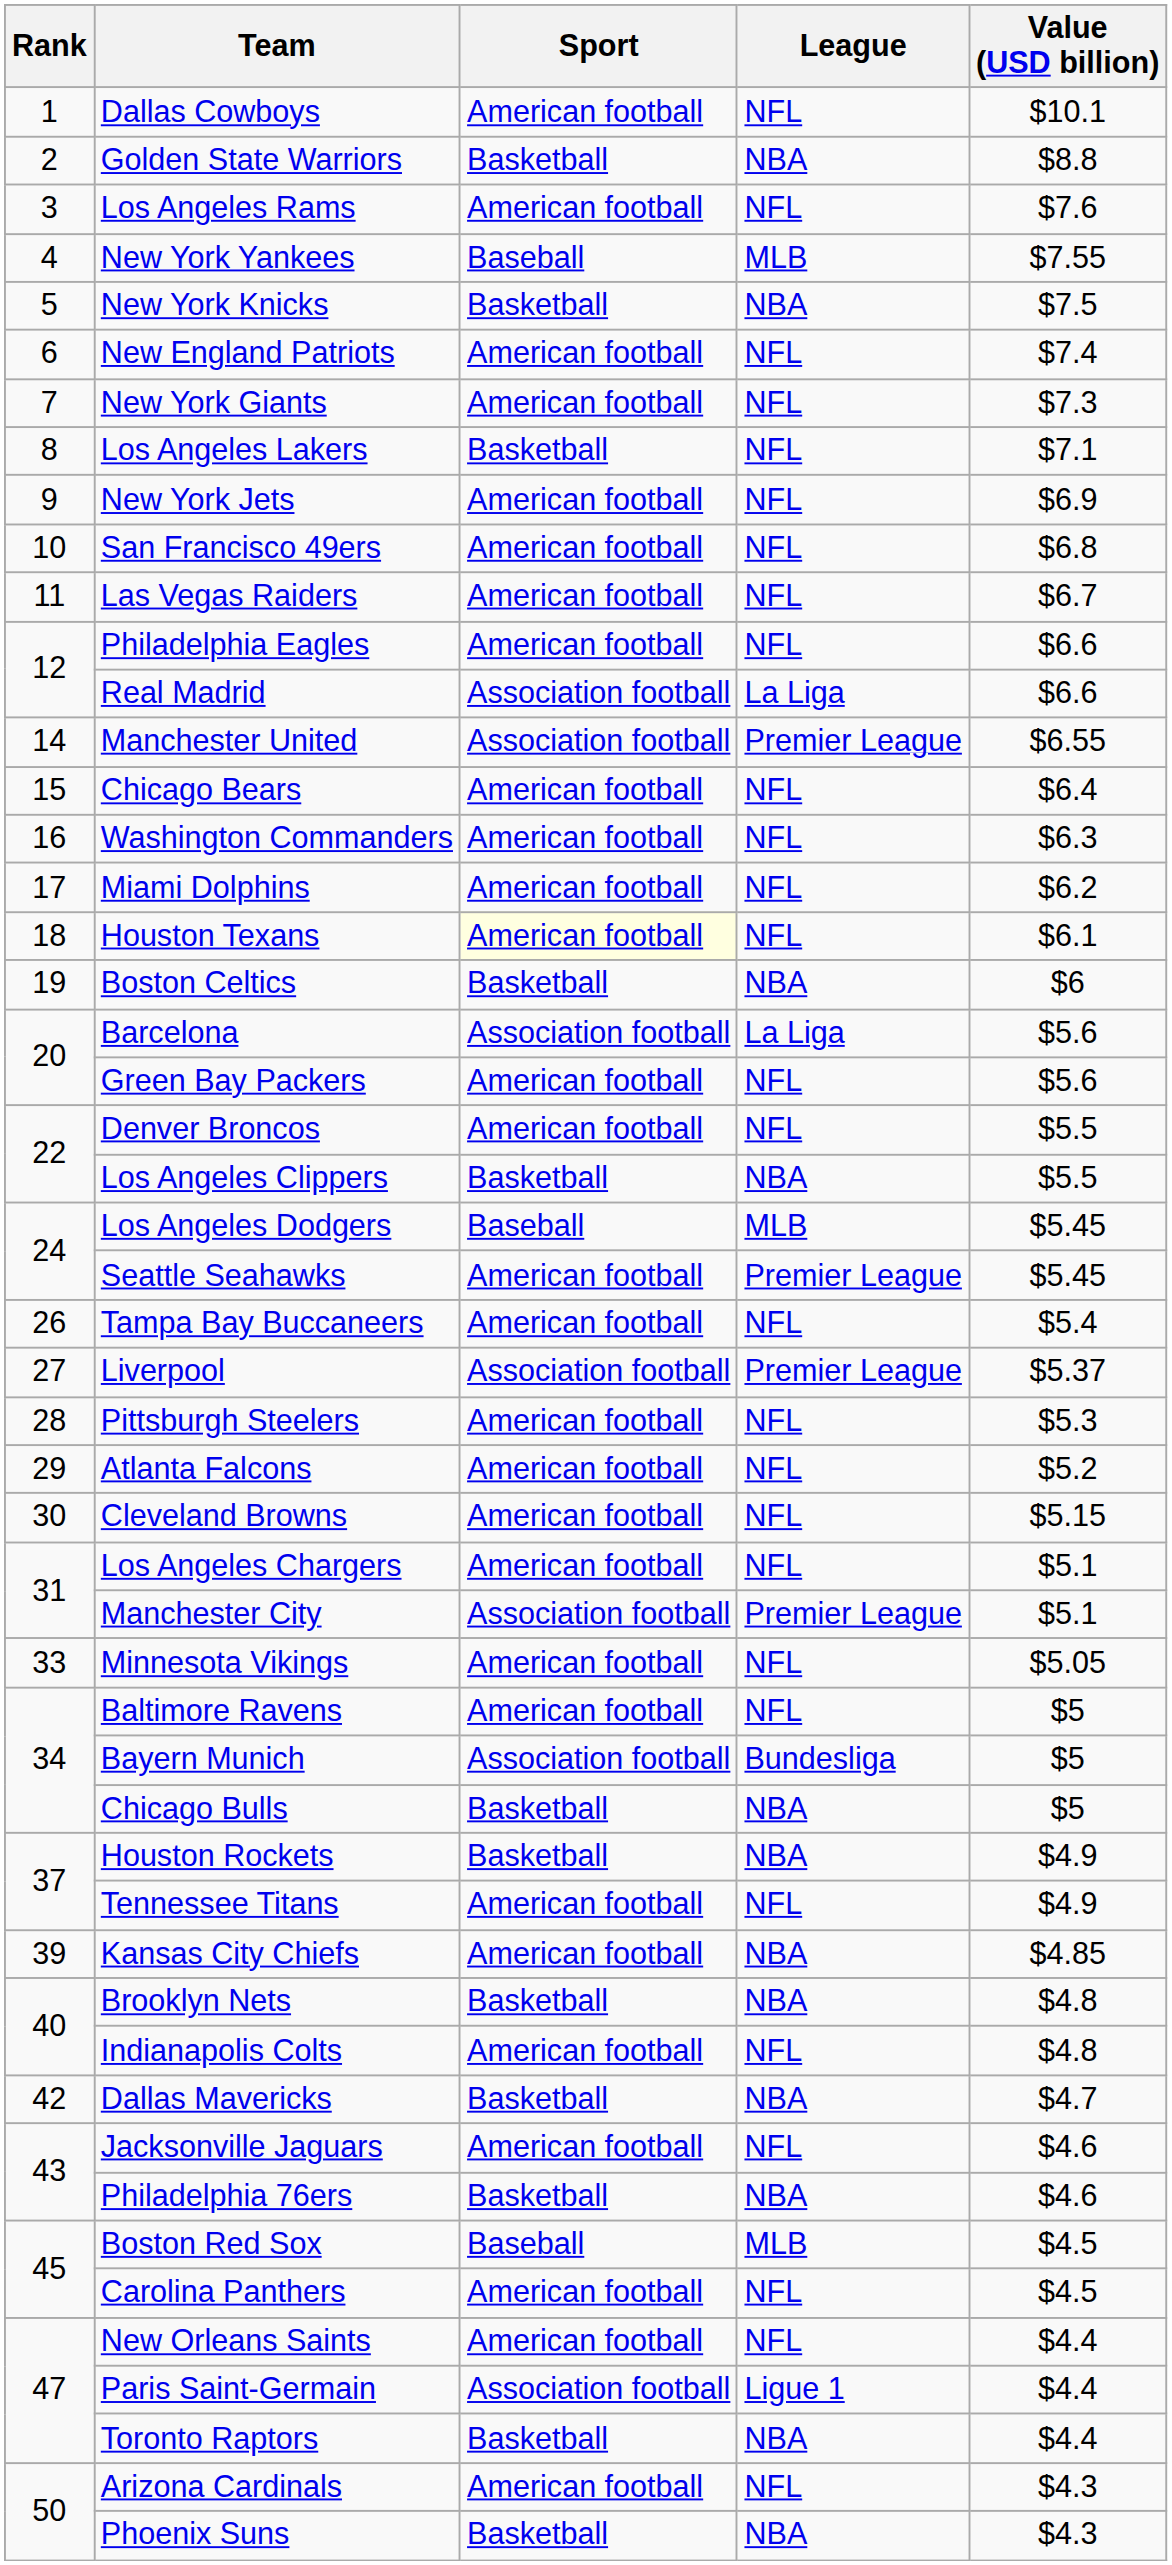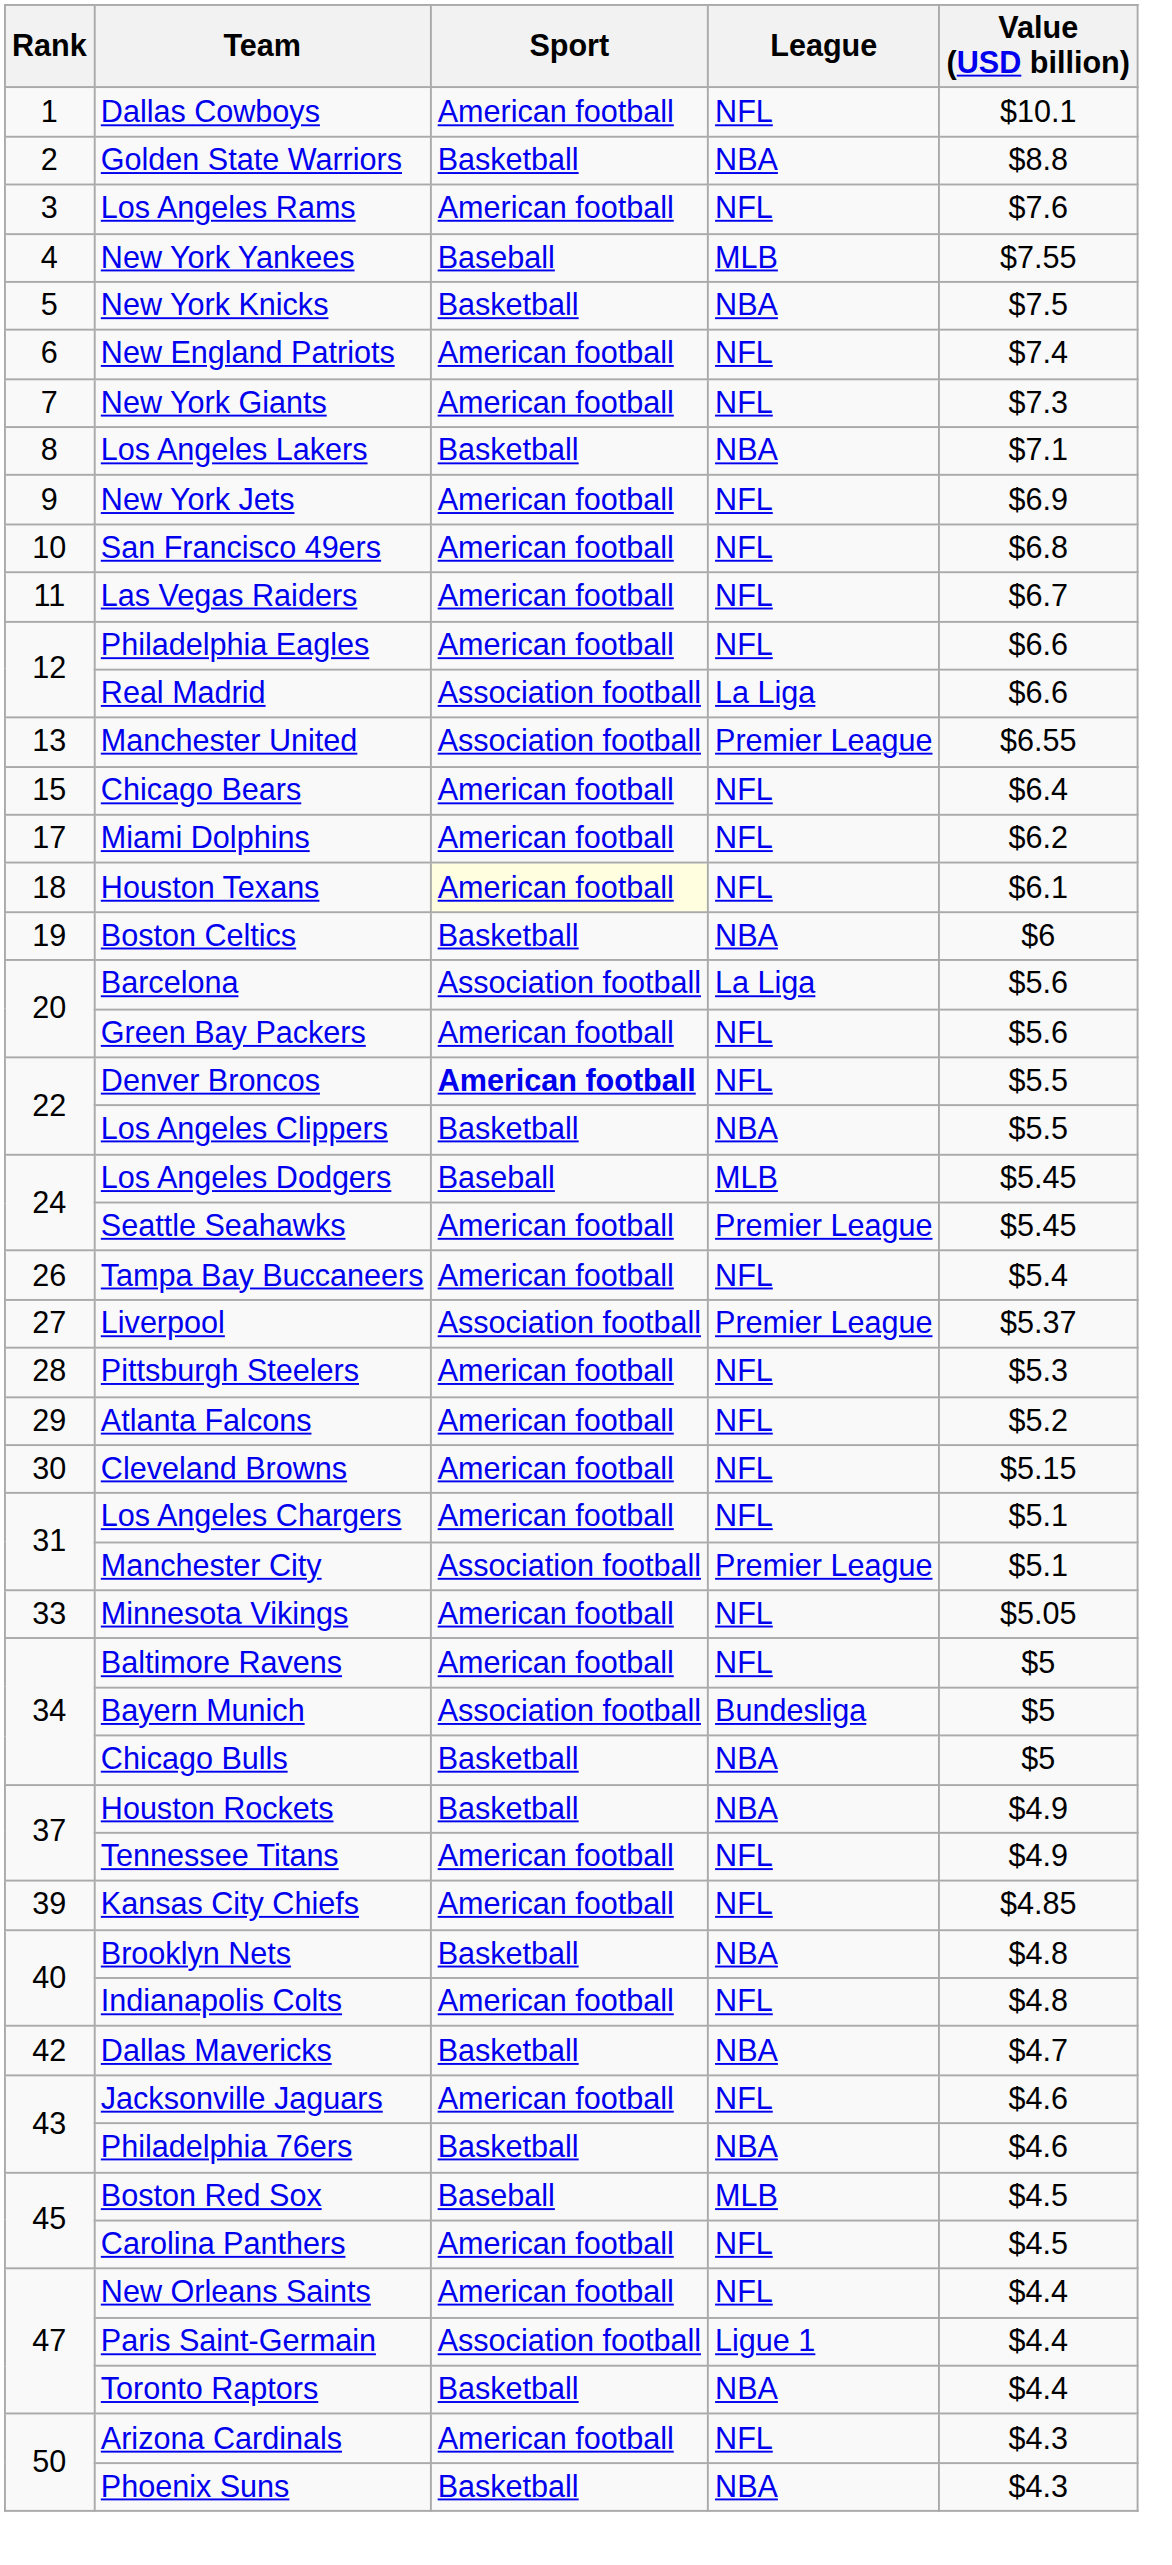(773, 450) NFL -> (746, 450) NBA
(49, 741) 14 -> (49, 741) 13
- row: (277, 838)
(585, 1129) normal -> (567, 1080) bold
(776, 1953) NBA -> (744, 1904) NFL
